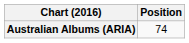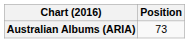(161, 29) 74 -> (161, 29) 73
